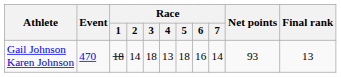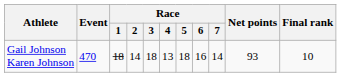(308, 56) 13 -> (308, 56) 10
